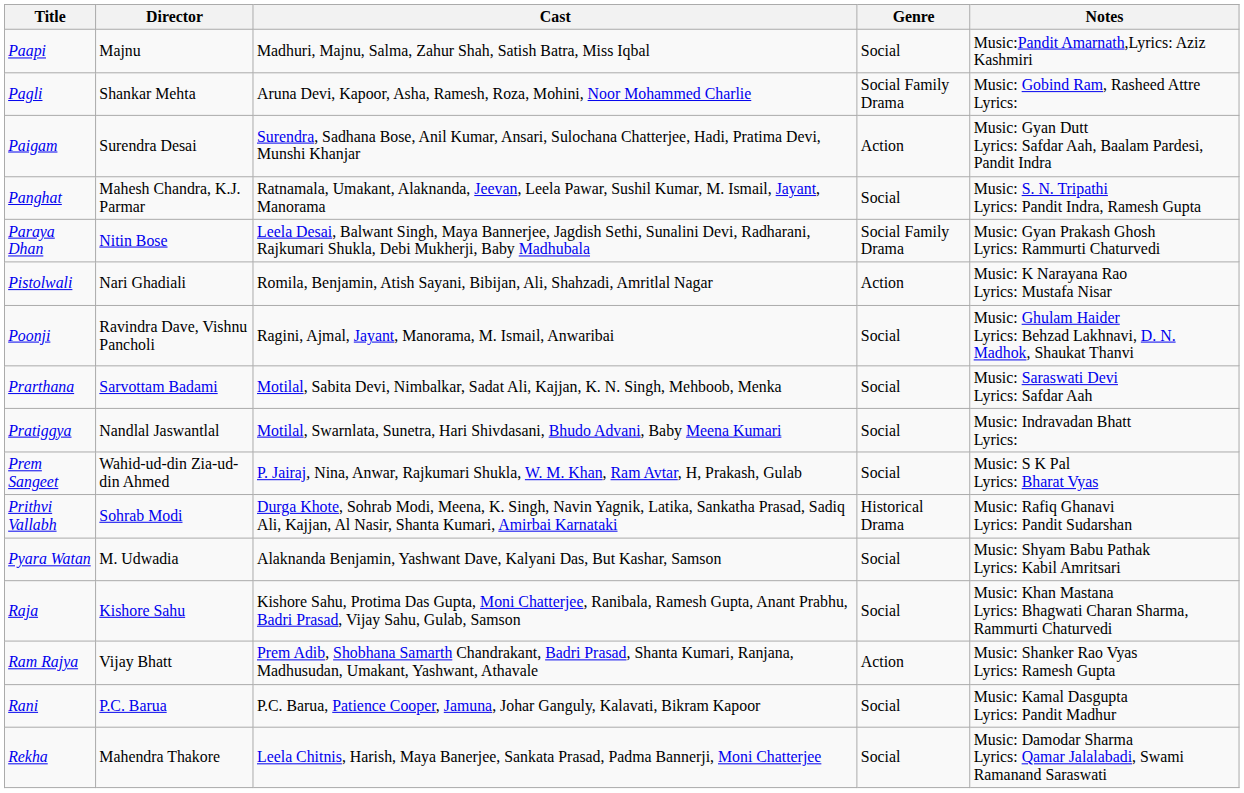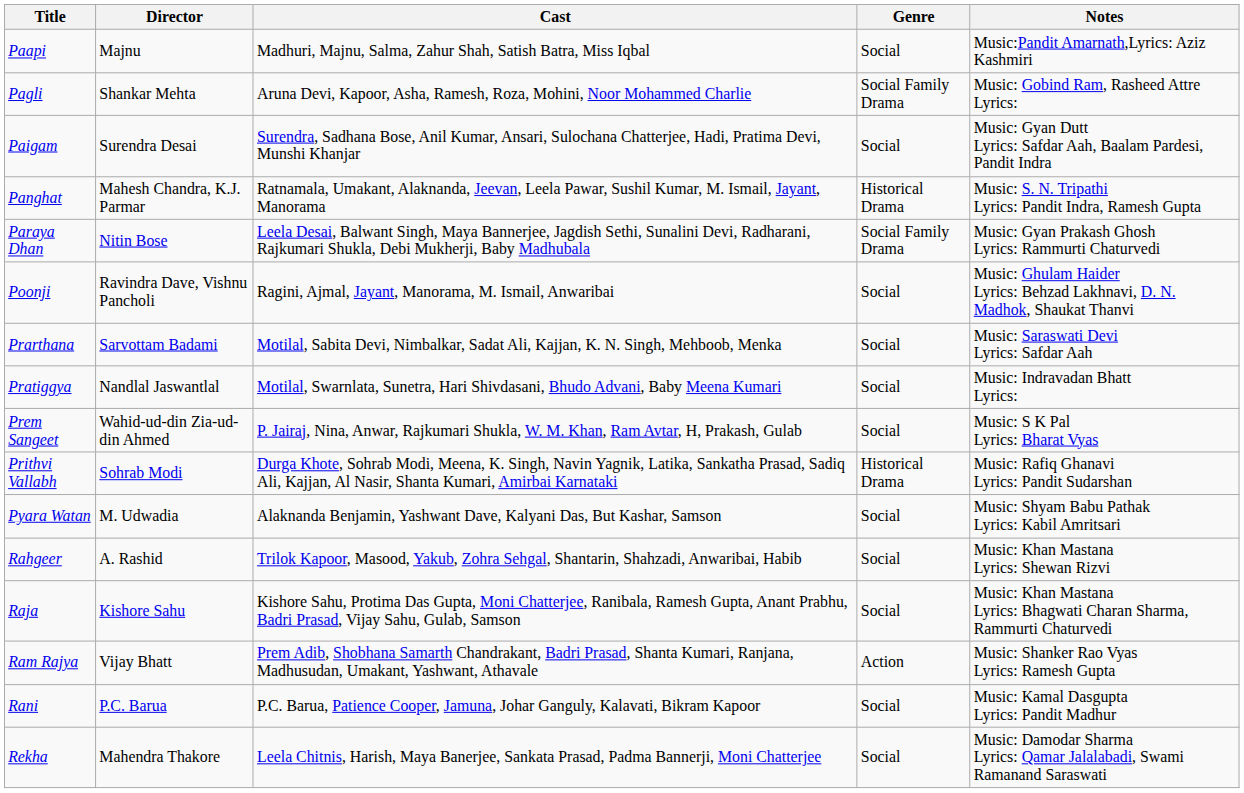(882, 145) Action -> (881, 145) Social
(881, 197) Social -> (892, 197) Historical Drama
- row: (40, 283)
+ row: (35, 559)
